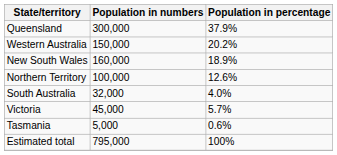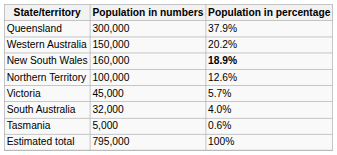(223, 61) normal -> (223, 61) bold
rows swapped: (24, 110) <-> (41, 93)
